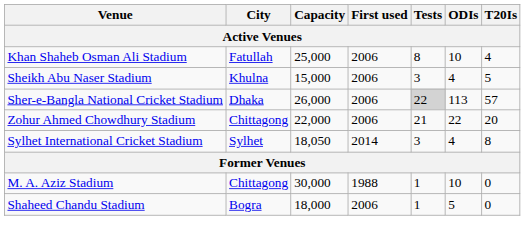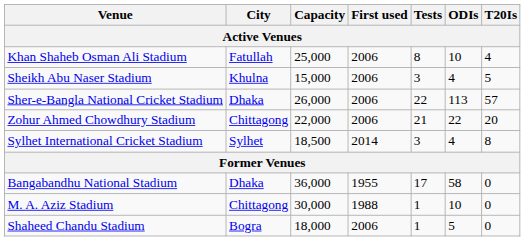(420, 99) lightgrey background -> (420, 99) no background
(312, 141) 18,050 -> (312, 141) 18,500
+ row: (92, 183)
